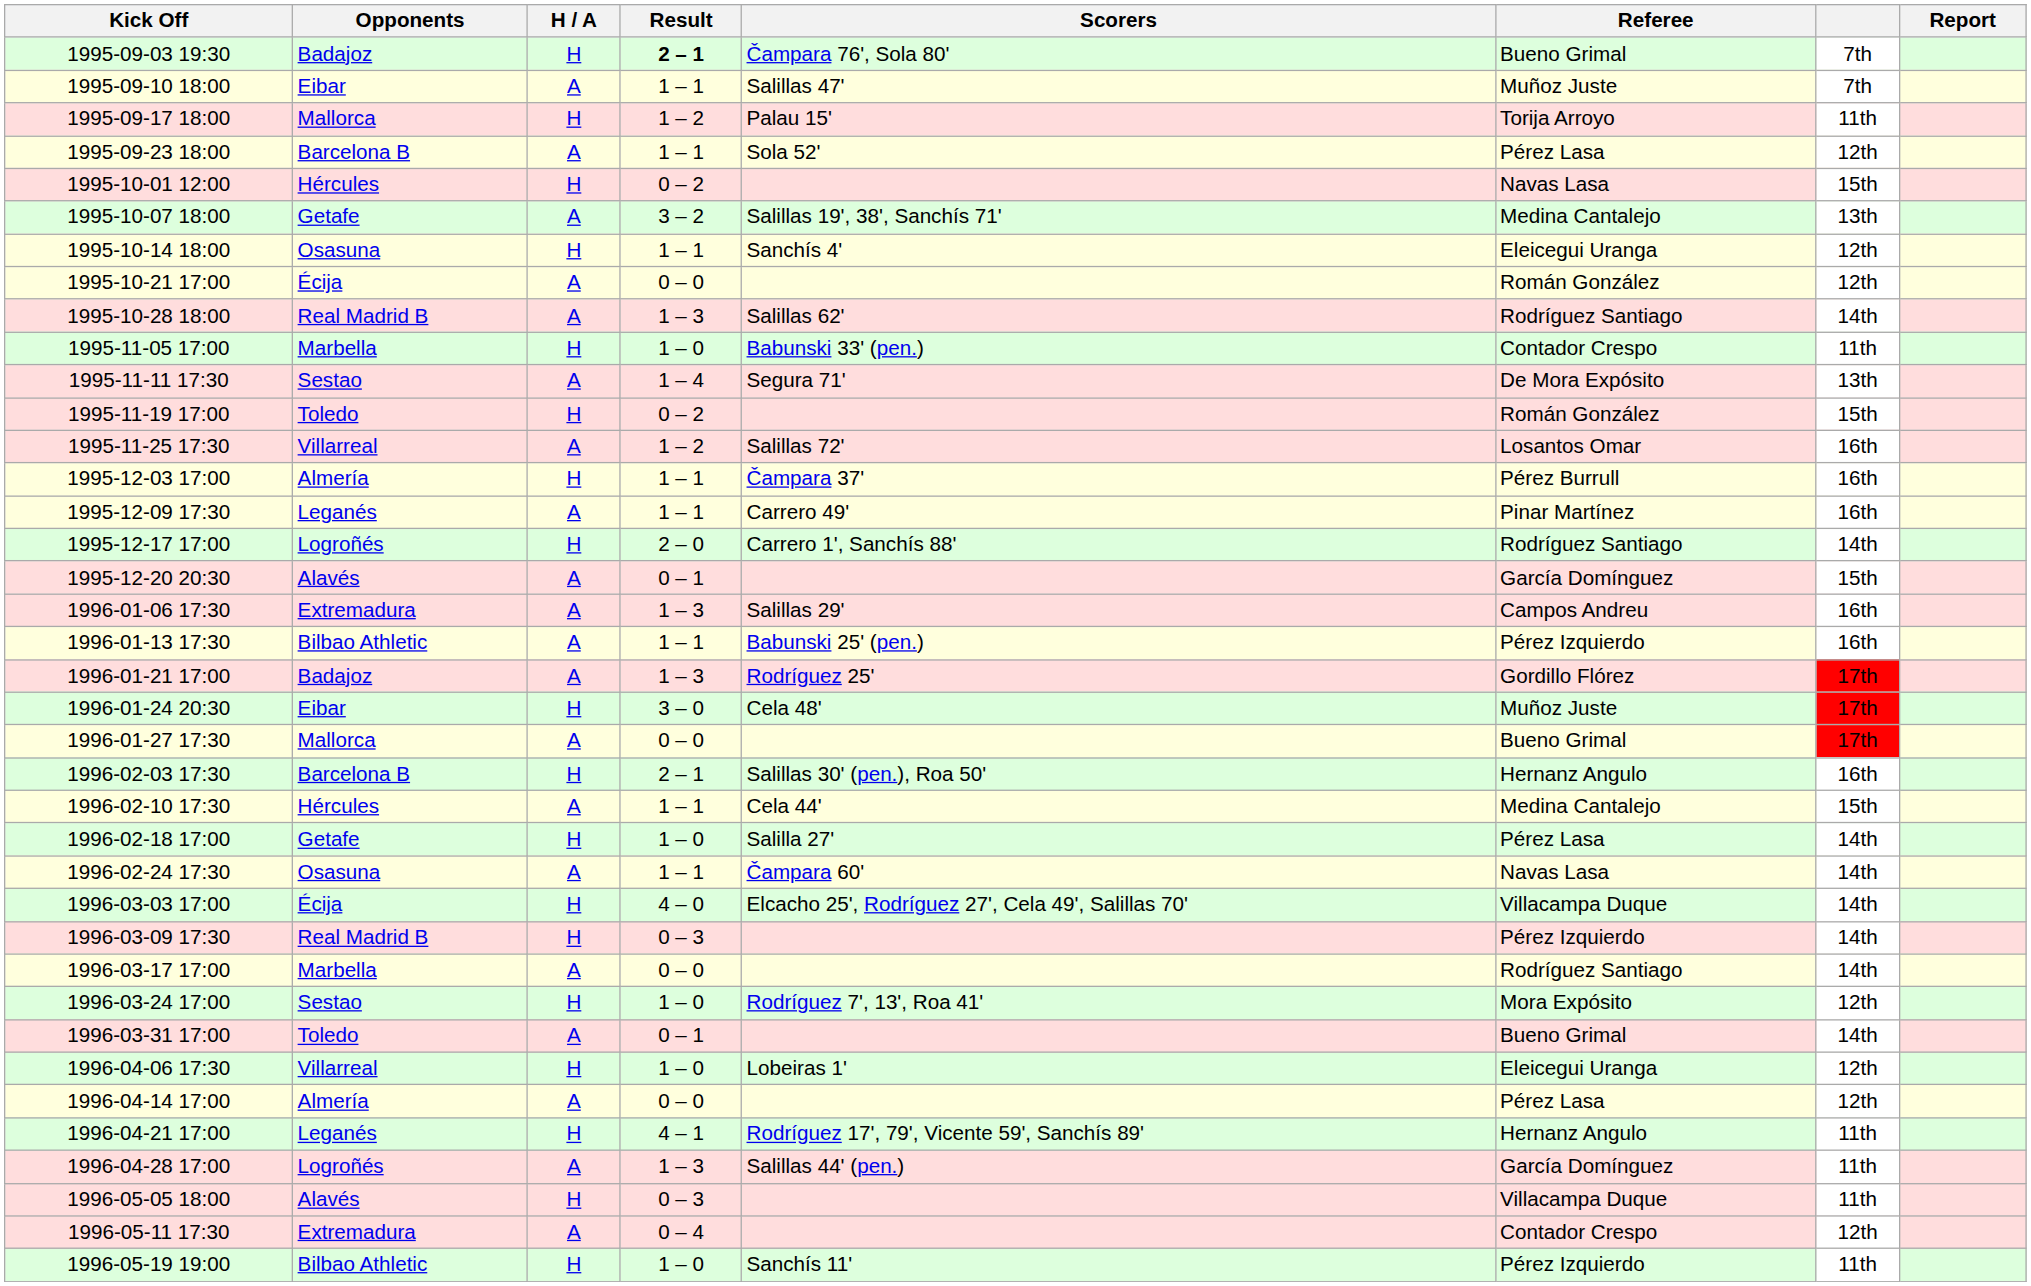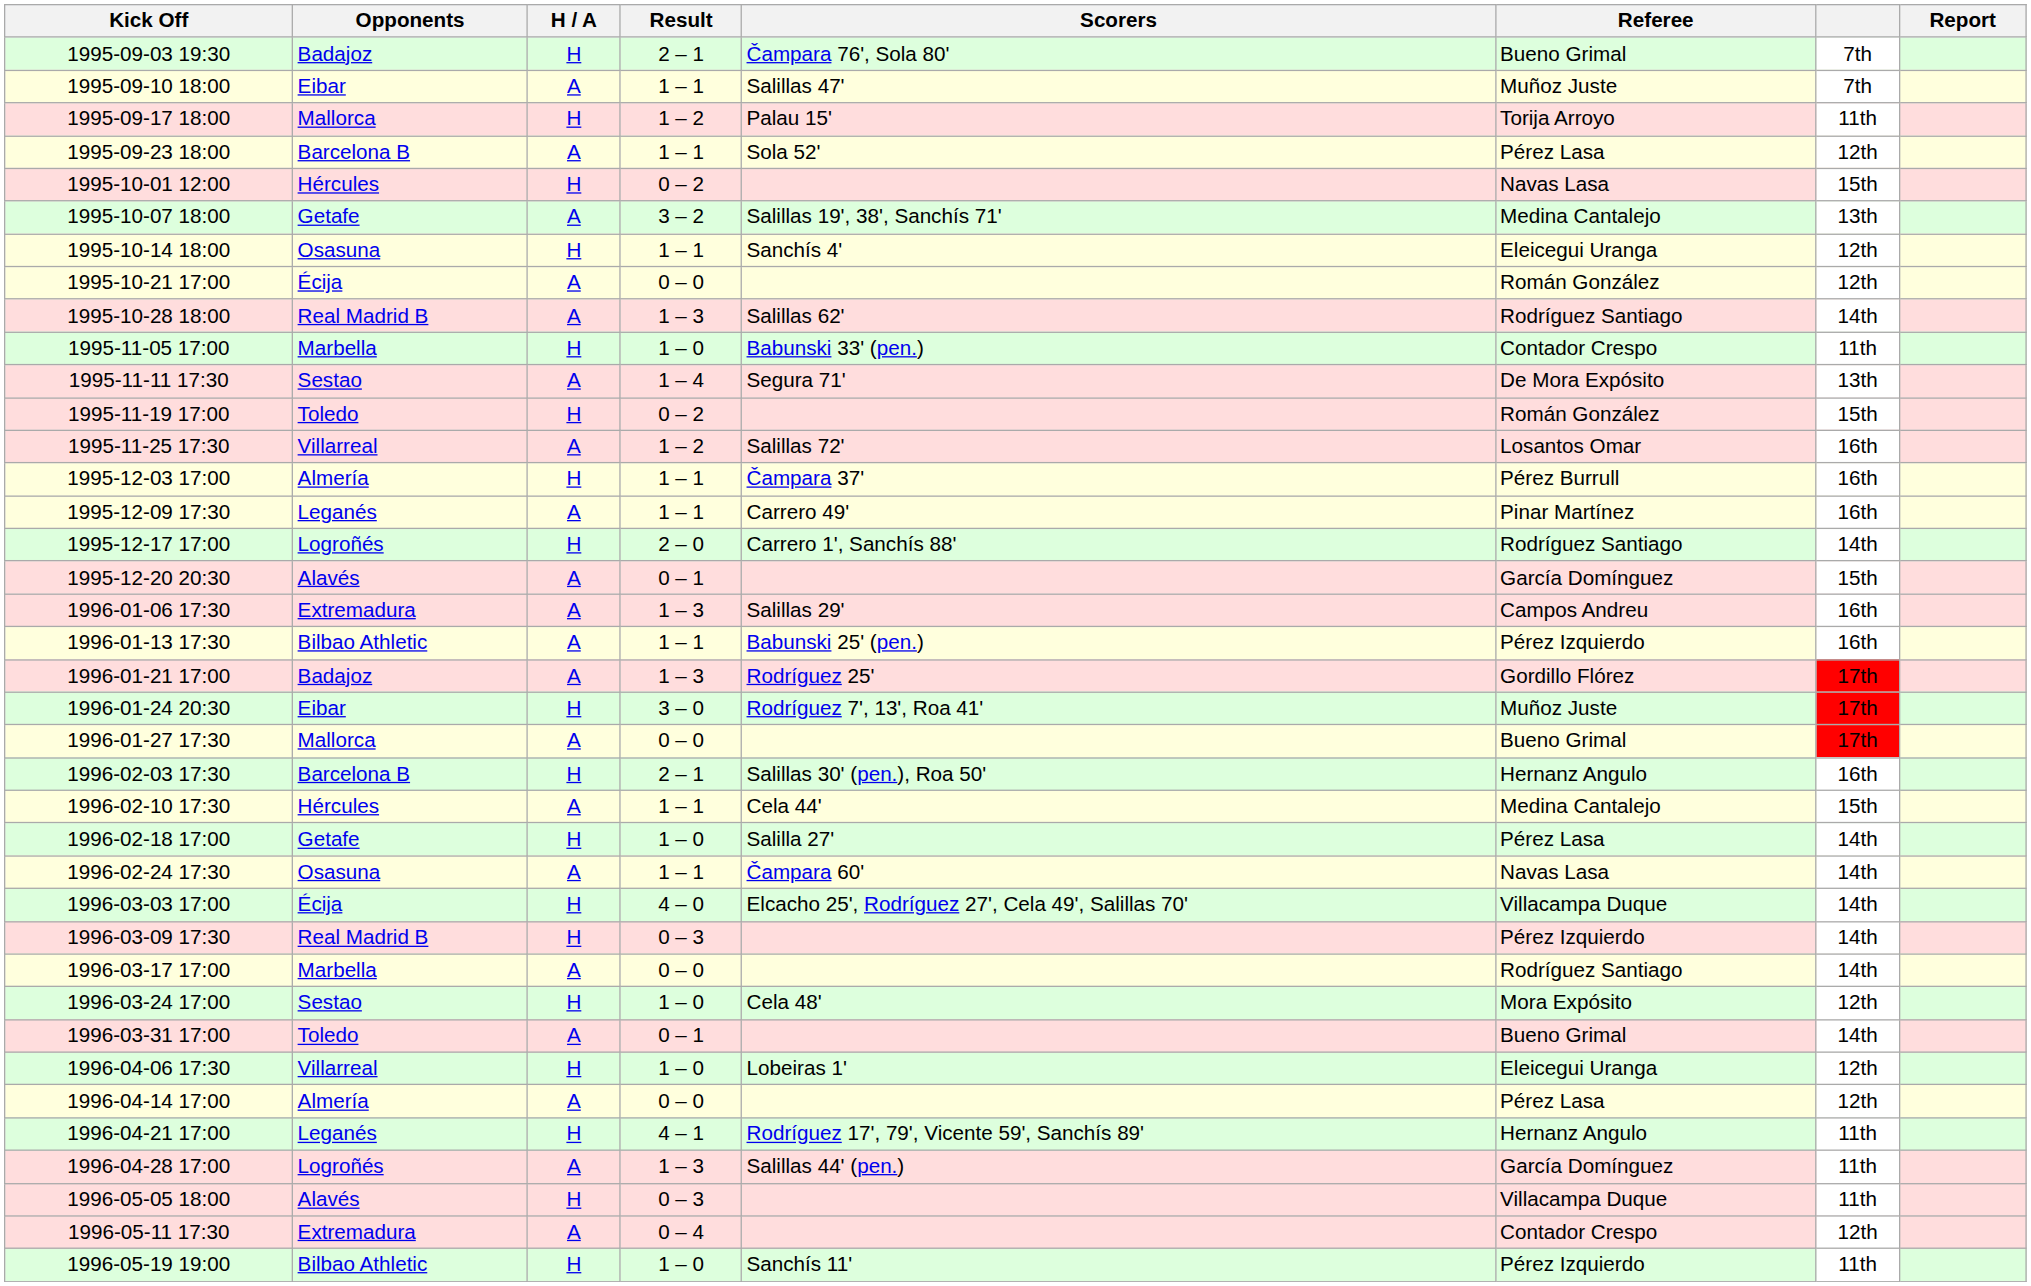(681, 53) bold -> (681, 53) normal
(784, 708) Cela 48' -> (865, 708) Rodríguez 7', 13', Roa 41'
(865, 1002) Rodríguez 7', 13', Roa 41' -> (784, 1002) Cela 48'
